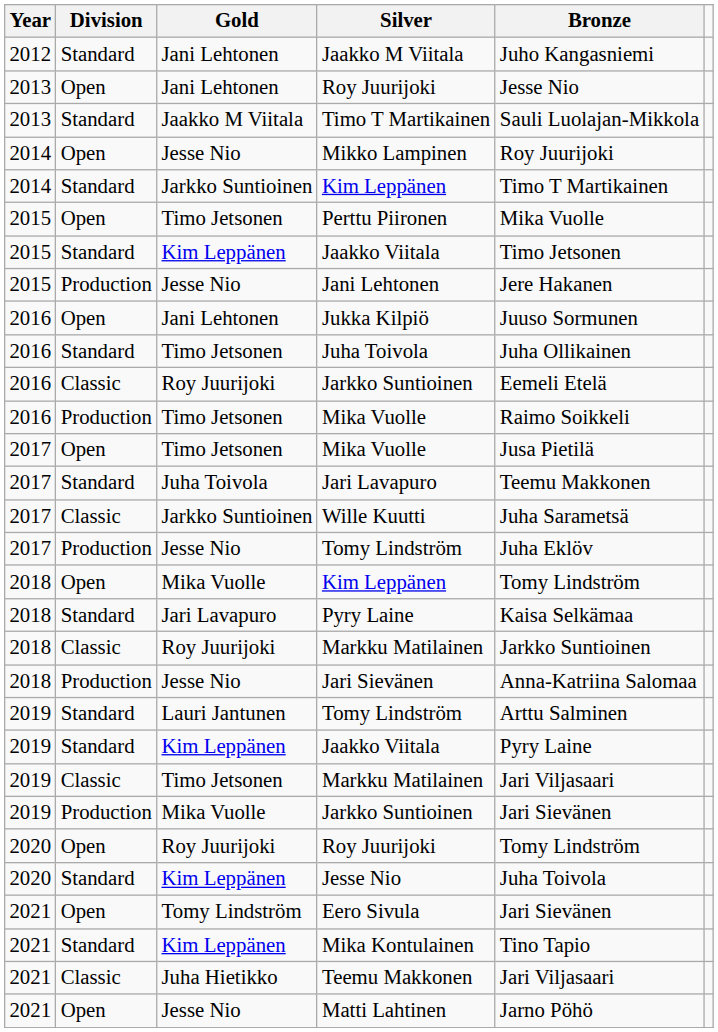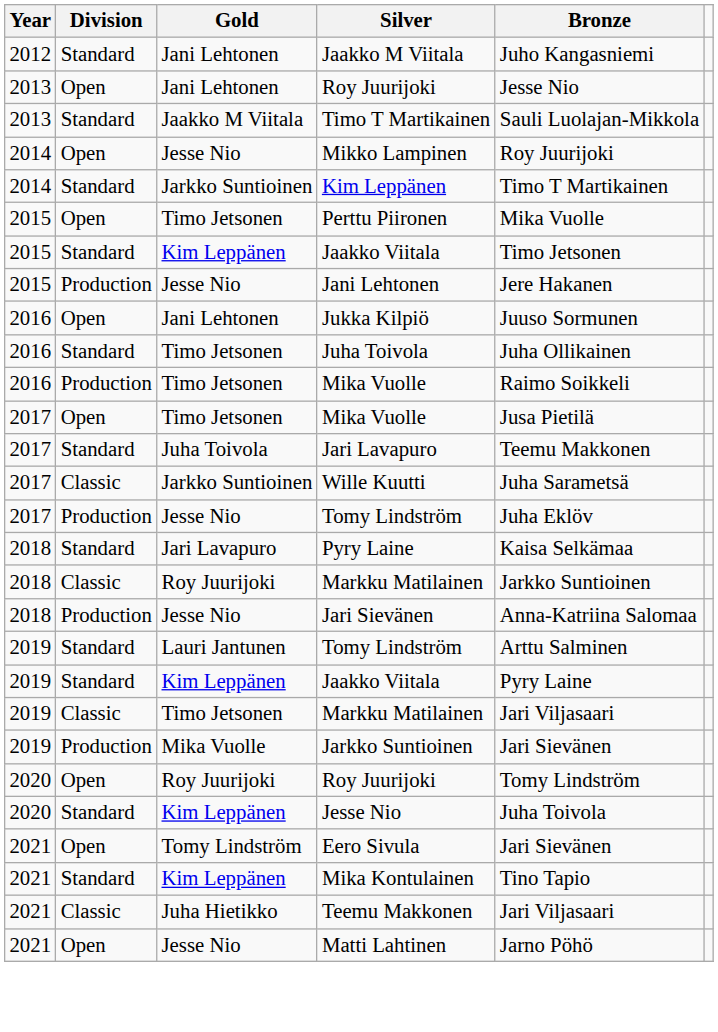- row: (30, 383)
- row: (30, 581)
